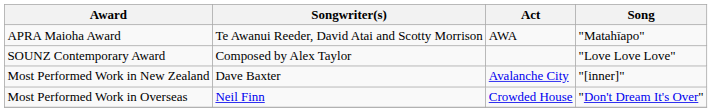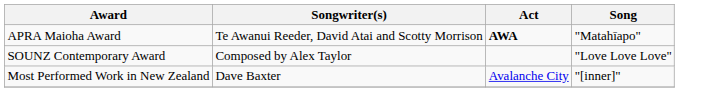(503, 35) normal -> (503, 35) bold
- row: (97, 96)
